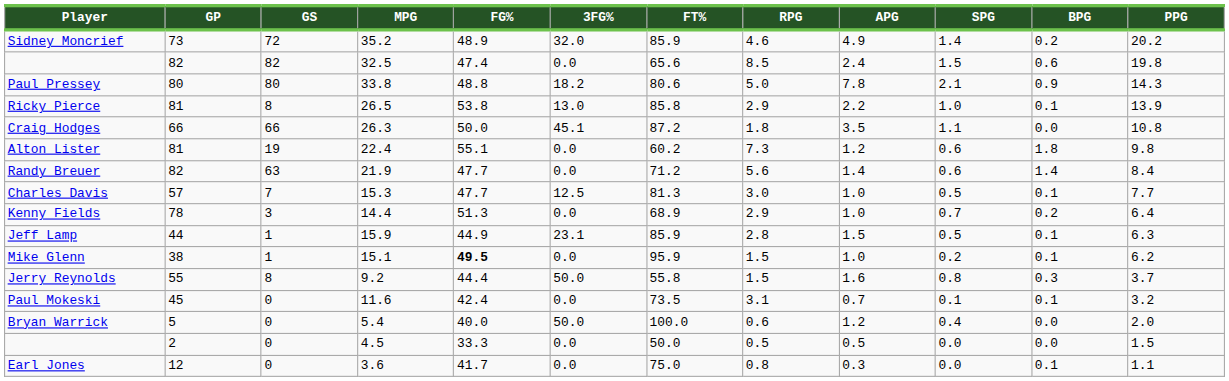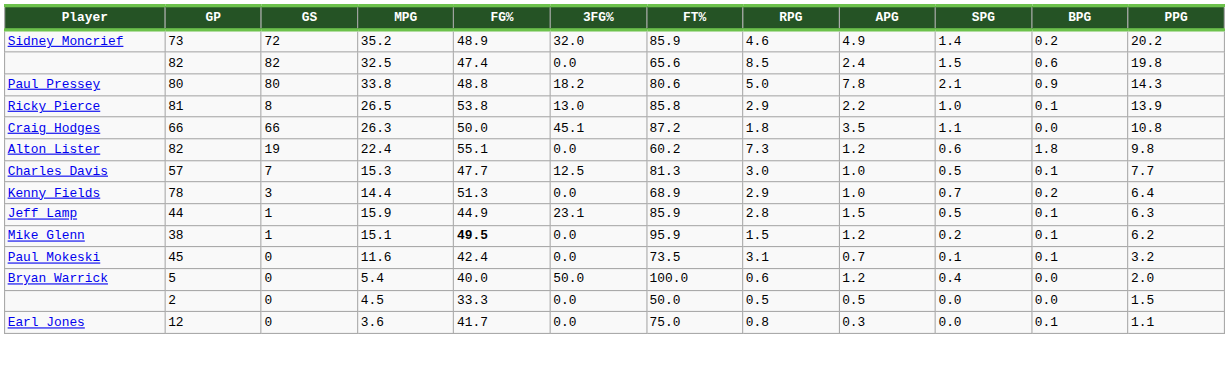(176, 149) 81 -> (176, 149) 82
- row: (54, 171)
(854, 257) 1.0 -> (854, 236) 1.2
- row: (62, 279)
